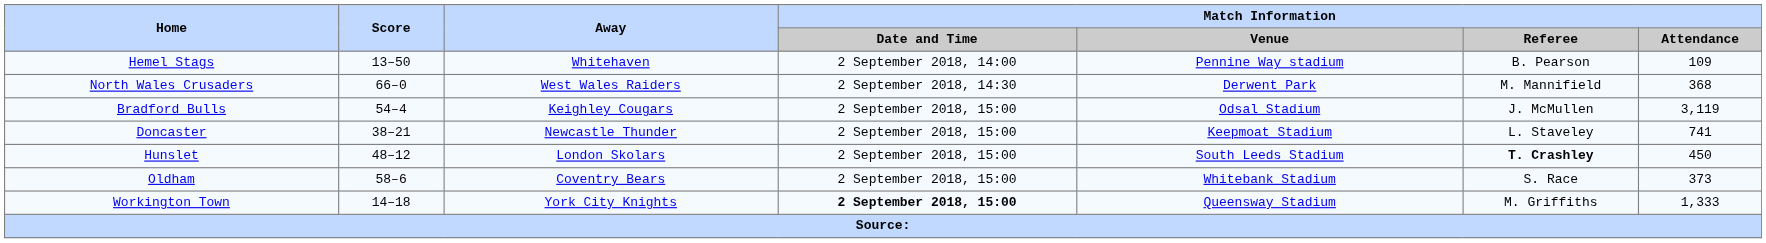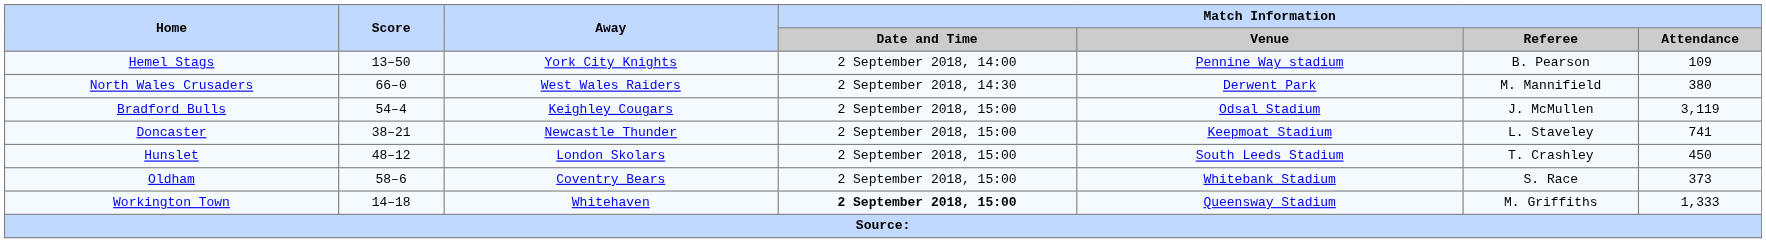(611, 63) Whitehaven -> (611, 63) York City Knights
(1700, 86) 368 -> (1700, 86) 380
(1551, 156) bold -> (1551, 156) normal
(611, 203) York City Knights -> (611, 203) Whitehaven
